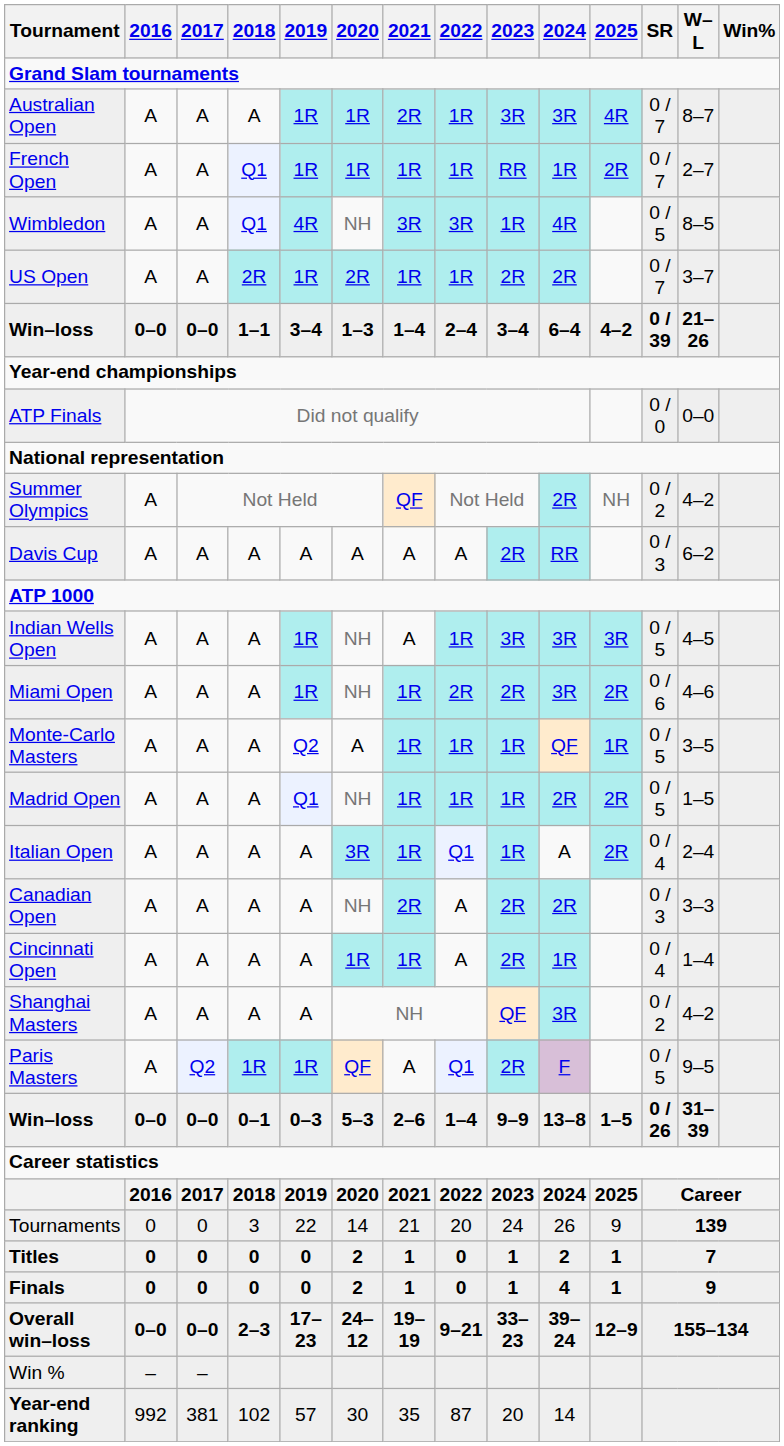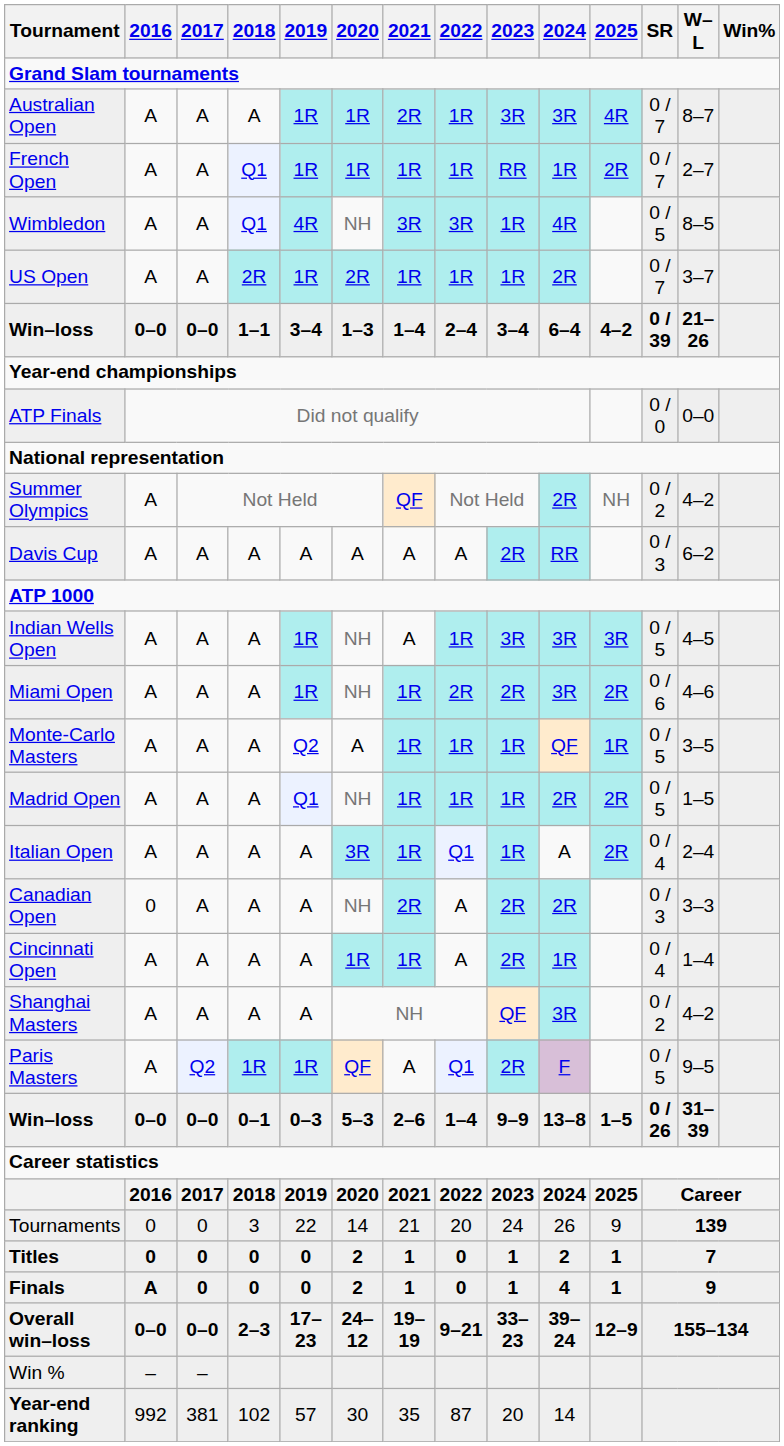(513, 276) 2R -> (513, 276) 1R
(151, 905) A -> (151, 905) 0
(151, 1286) 0 -> (151, 1286) A
